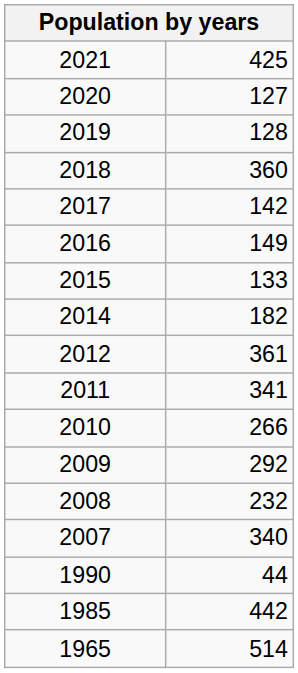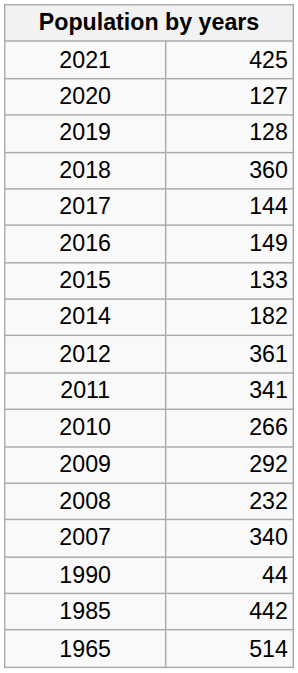(269, 206) 142 -> (269, 206) 144
